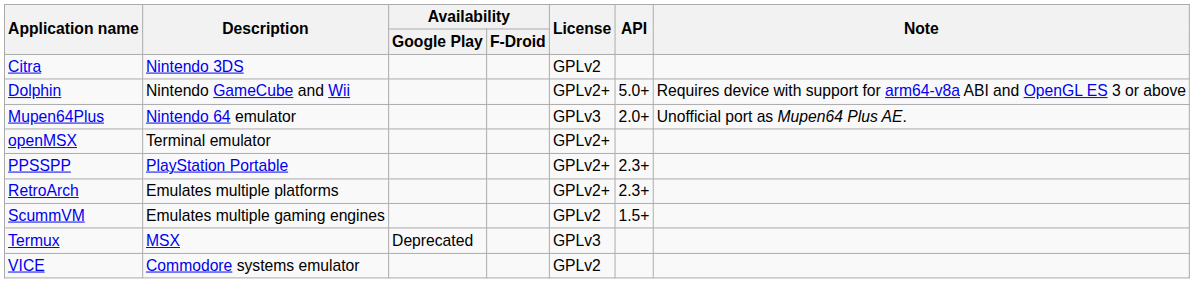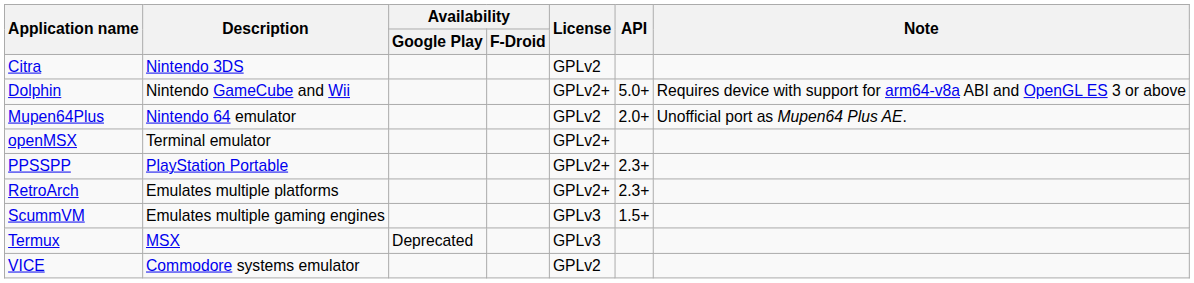(577, 116) GPLv3 -> (577, 116) GPLv2
(577, 215) GPLv2 -> (577, 215) GPLv3
